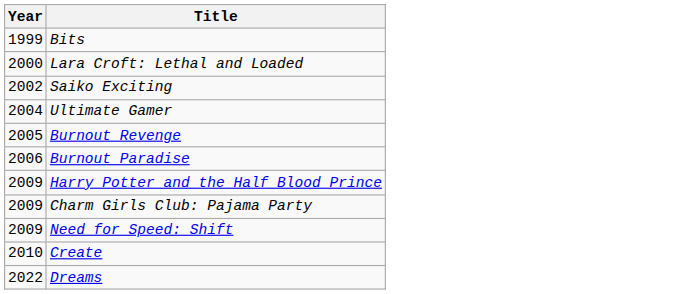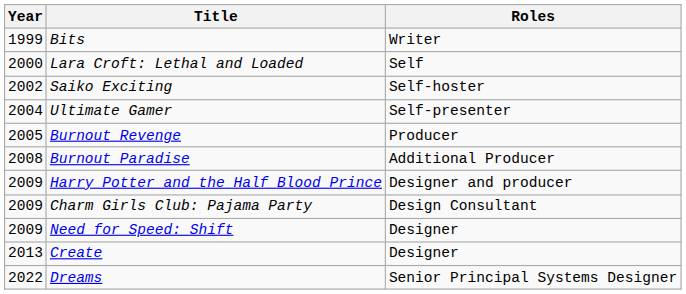+ column: (533, 16)
(26, 159) 2006 -> (26, 159) 2008
(26, 254) 2010 -> (26, 254) 2013
